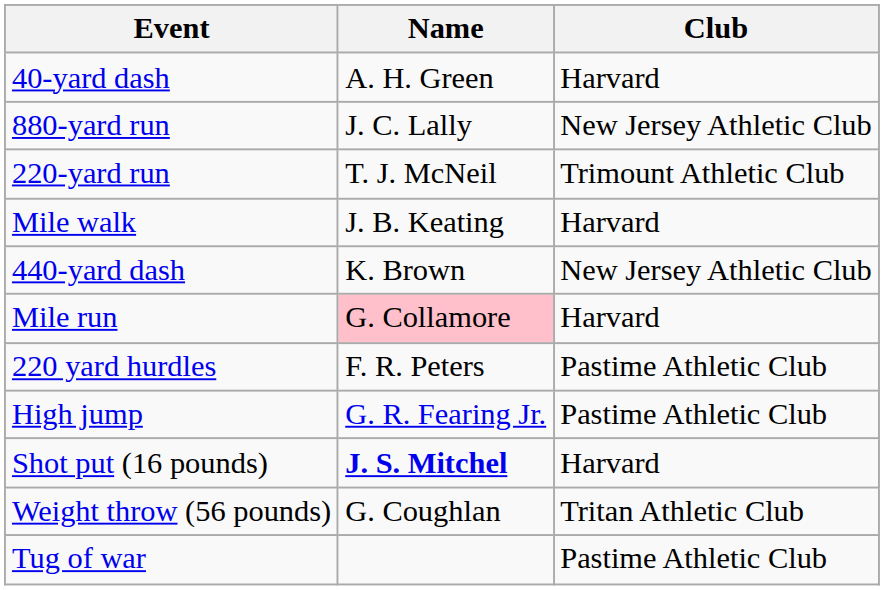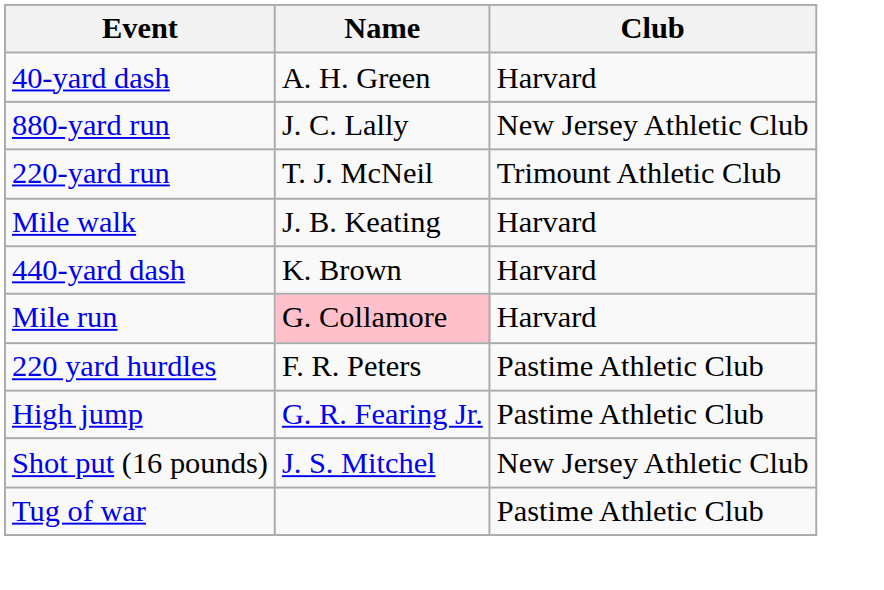(716, 269) New Jersey Athletic Club -> (547, 269) Harvard
(426, 462) bold -> (359, 462) normal
(610, 462) Harvard -> (653, 462) New Jersey Athletic Club
- row: (172, 510)
